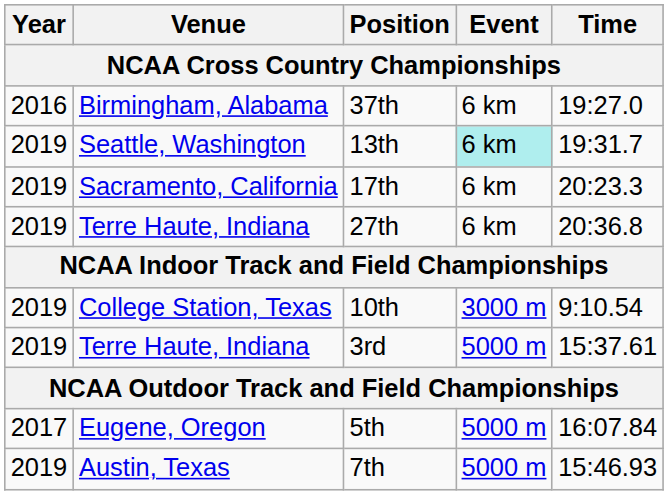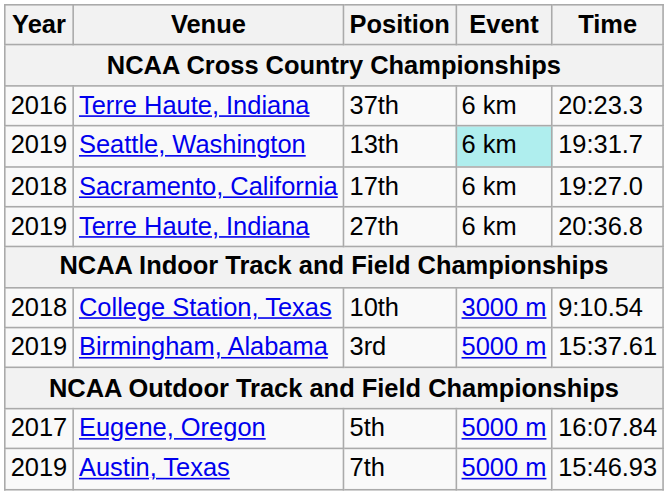(203, 105) Birmingham, Alabama -> (194, 105) Terre Haute, Indiana
(601, 105) 19:27.0 -> (601, 105) 20:23.3
(39, 186) 2019 -> (39, 186) 2018
(601, 186) 20:23.3 -> (601, 186) 19:27.0
(39, 307) 2019 -> (39, 307) 2018
(194, 347) Terre Haute, Indiana -> (203, 347) Birmingham, Alabama
